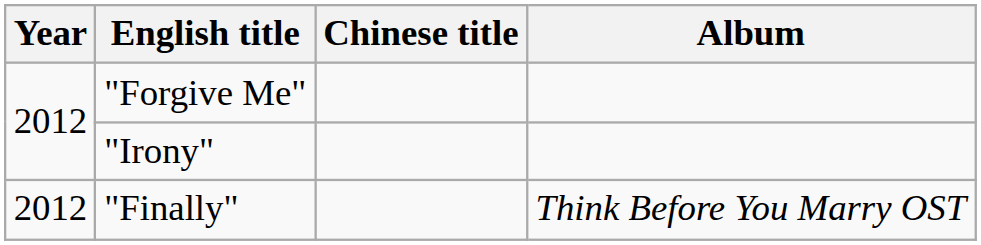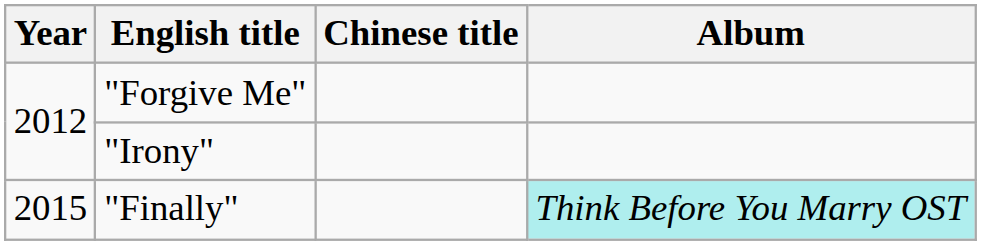(50, 208) 2012 -> (50, 208) 2015
(751, 208) no background -> (751, 208) paleturquoise background
